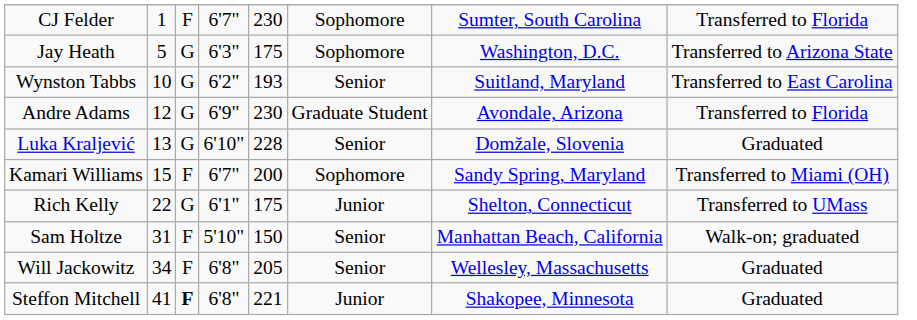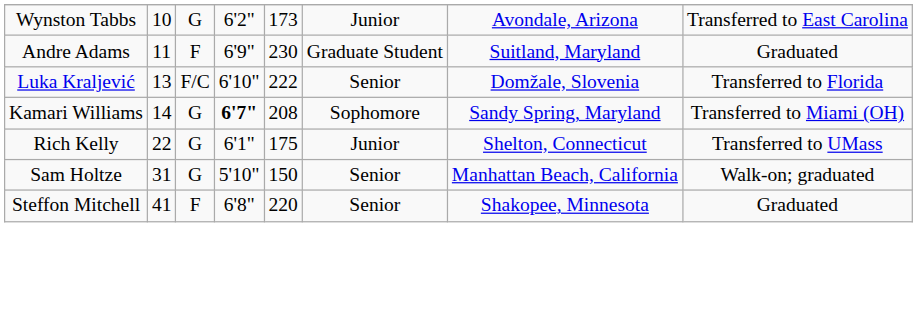- row: (76, 19)
- row: (76, 50)
(268, 81) 193 -> (283, 19) 173
(360, 81) Senior -> (375, 19) Junior
(550, 81) Suitland, Maryland -> (565, 19) Avondale, Arizona
(162, 112) 12 -> (162, 50) 11
(188, 112) G -> (195, 50) F
(550, 112) Avondale, Arizona -> (565, 50) Suitland, Maryland
(782, 112) Transferred to Florida -> (797, 50) Graduated
(188, 143) G -> (195, 81) F/C
(268, 143) 228 -> (283, 81) 222
(782, 143) Graduated -> (797, 81) Transferred to Florida
(162, 174) 15 -> (162, 112) 14
(188, 174) F -> (195, 112) G
(224, 174) normal -> (239, 112) bold
(268, 174) 200 -> (283, 112) 208
(188, 236) F -> (195, 174) G
- row: (76, 267)
(188, 298) bold -> (195, 205) normal
(268, 298) 221 -> (283, 205) 220
(360, 298) Junior -> (375, 205) Senior
